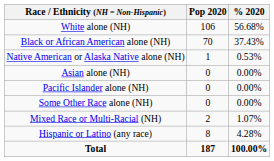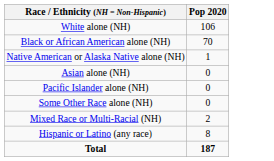- column: (249, 12)
